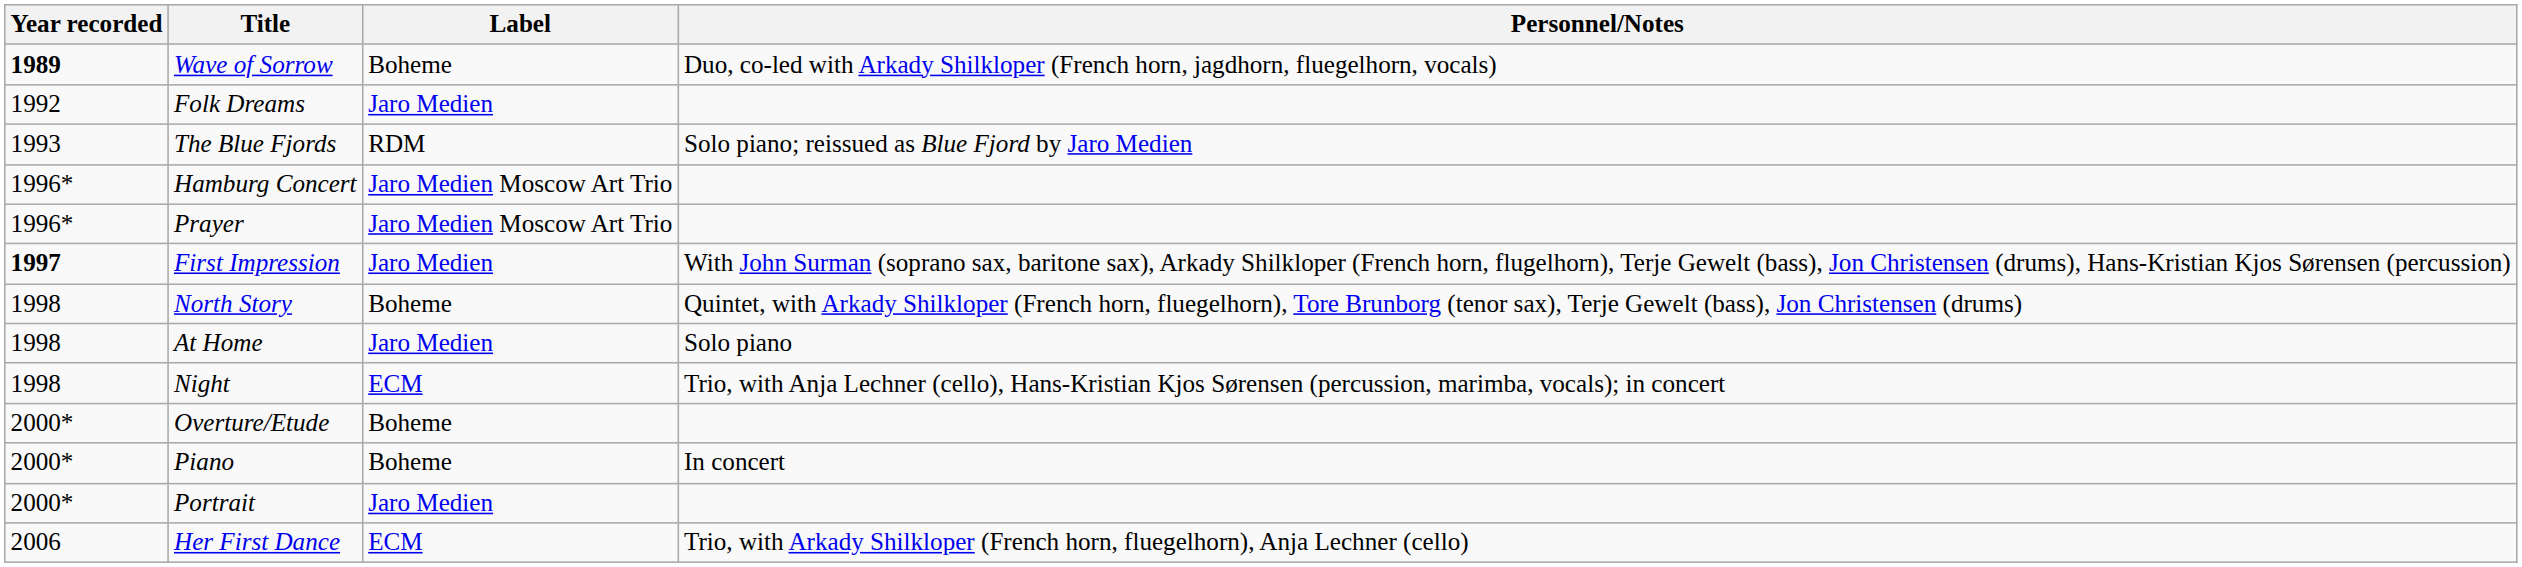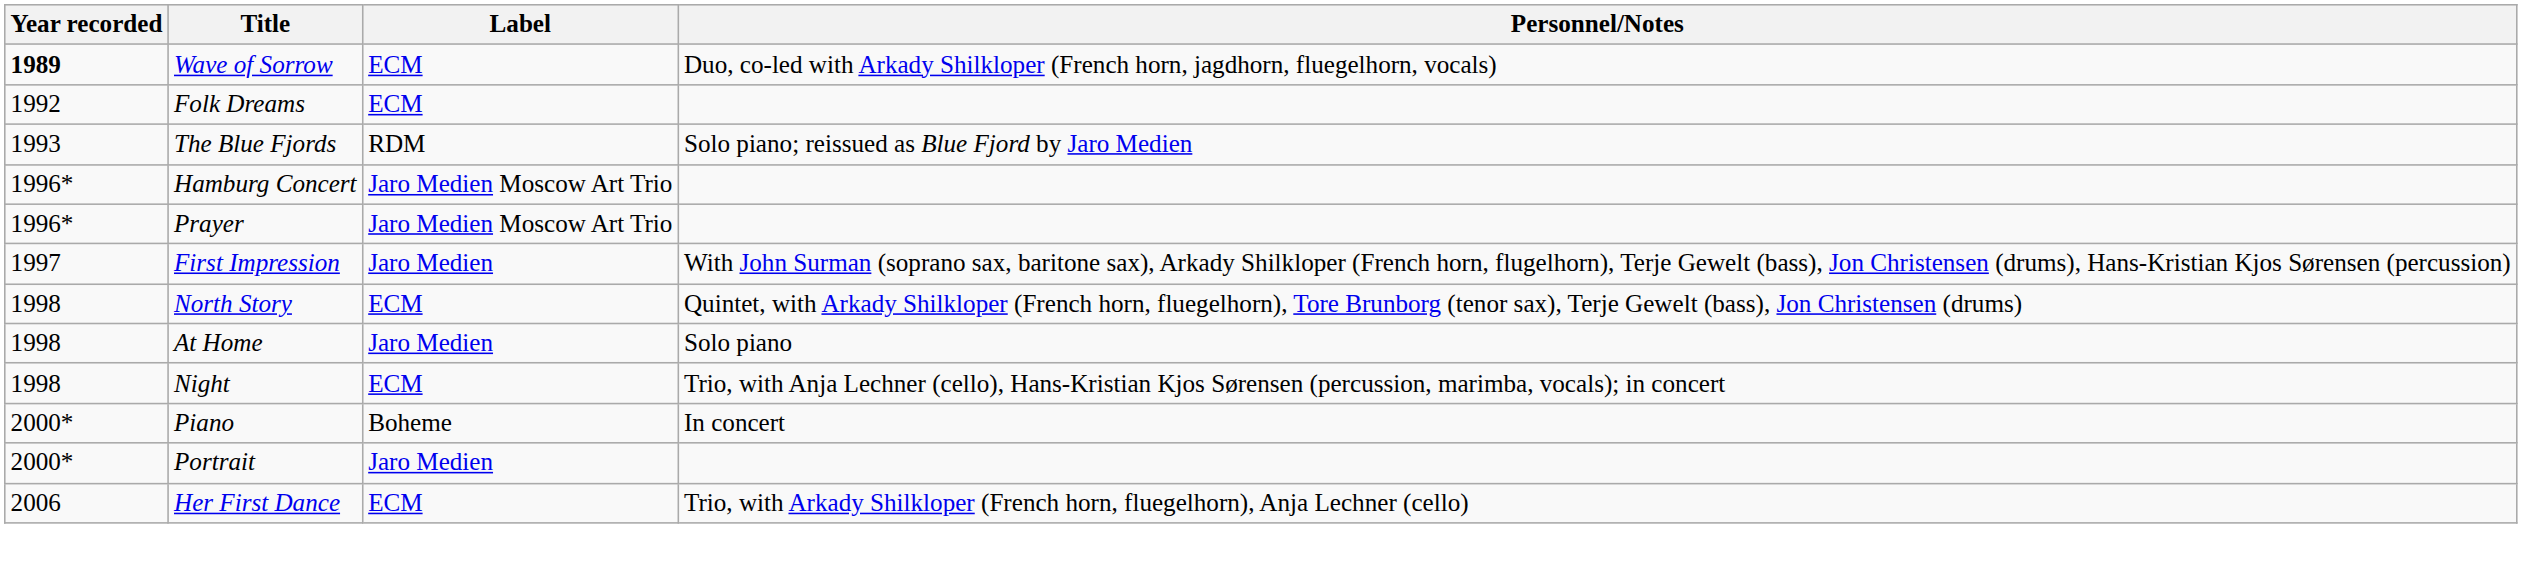(410, 64) Boheme -> (395, 64) ECM
(431, 104) Jaro Medien -> (395, 104) ECM
(36, 263) bold -> (36, 263) normal
(410, 303) Boheme -> (395, 303) ECM
- row: (252, 422)
